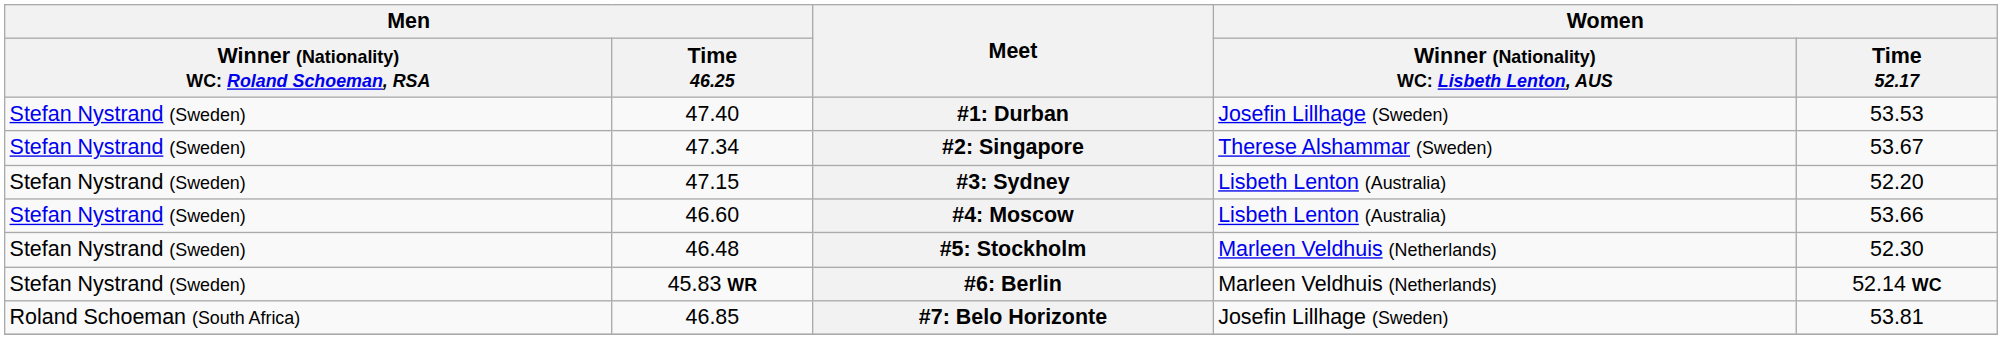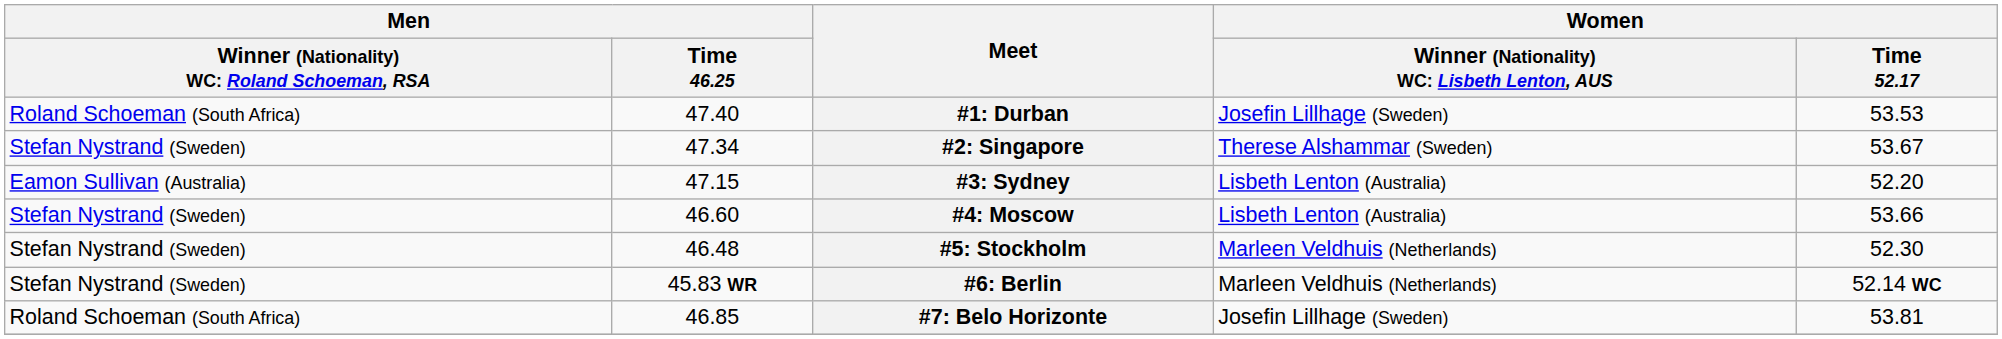(128, 113) Stefan Nystrand (Sweden) -> (155, 113) Roland Schoeman (South Africa)
(128, 181) Stefan Nystrand (Sweden) -> (128, 181) Eamon Sullivan (Australia)
